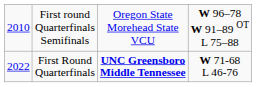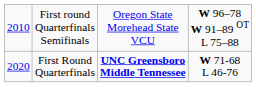(18, 66) 2022 -> (18, 66) 2020
